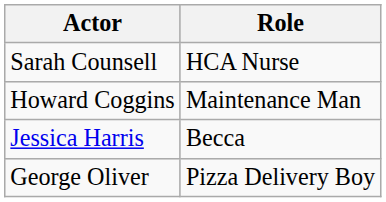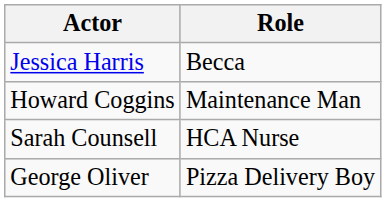rows swapped: (77, 138) <-> (84, 61)
